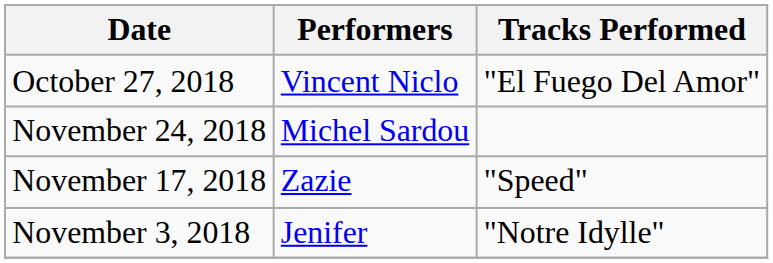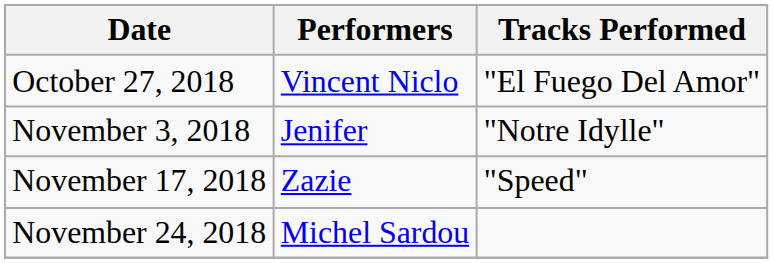rows swapped: (131, 231) <-> (139, 130)
